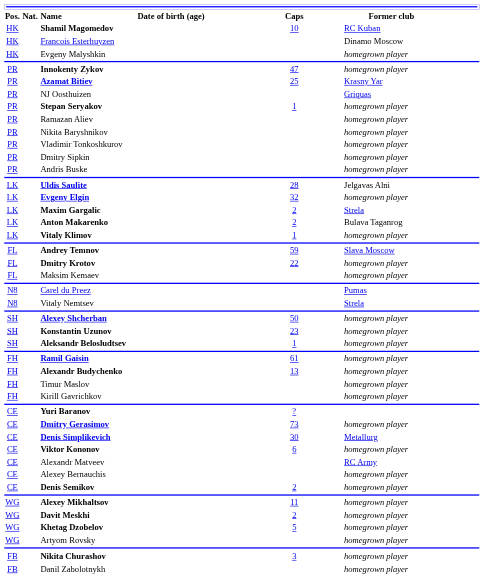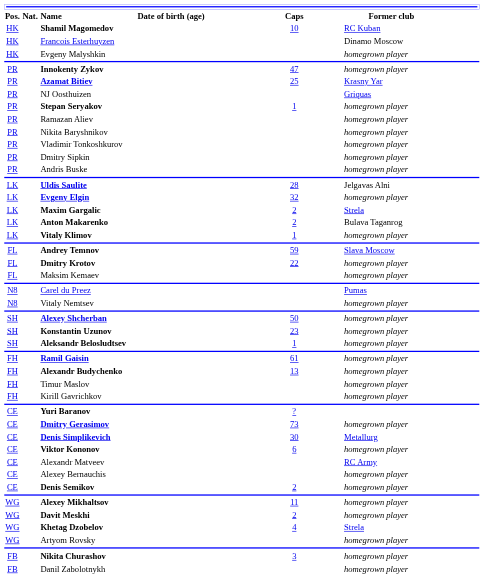(354, 303) Strela -> (376, 303) homegrown player
(294, 527) 5 -> (294, 527) 4
(376, 527) homegrown player -> (354, 527) Strela
